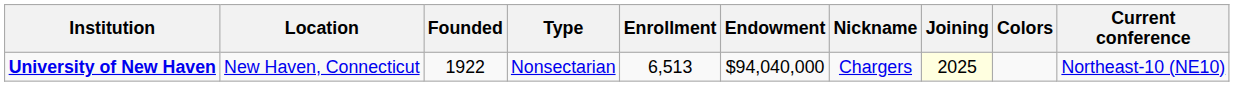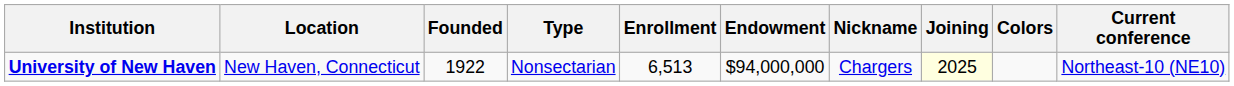(775, 66) $94,040,000 -> (775, 66) $94,000,000
